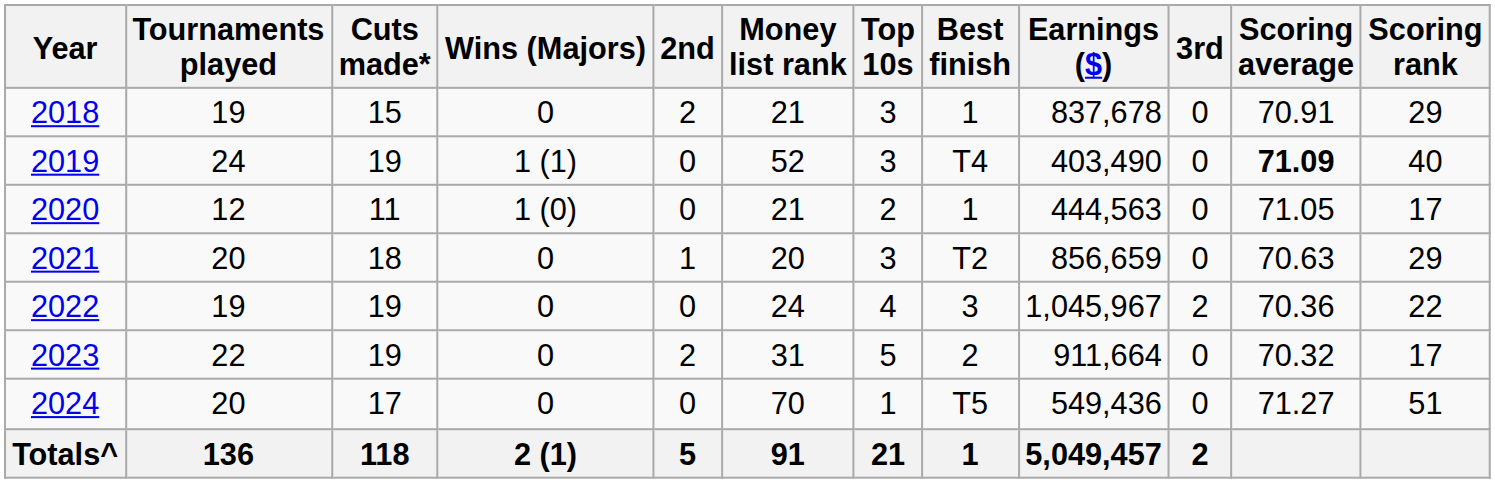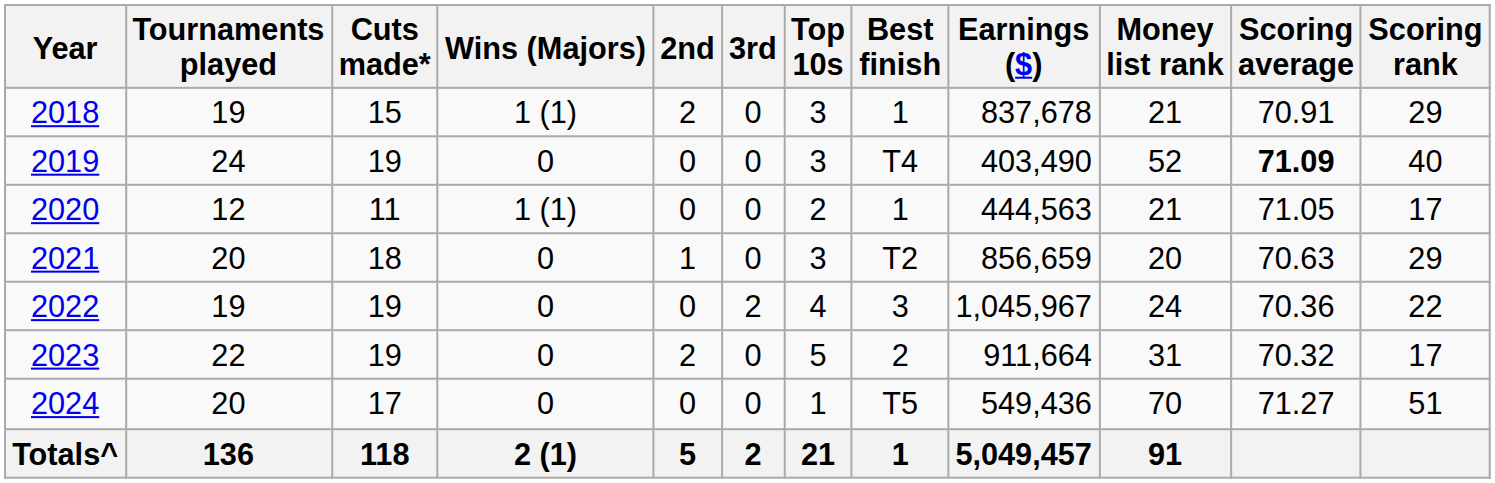columns swapped: (1200, 47) <-> (788, 47)
(546, 112) 0 -> (546, 112) 1 (1)
(546, 161) 1 (1) -> (546, 161) 0
(546, 210) 1 (0) -> (546, 210) 1 (1)
